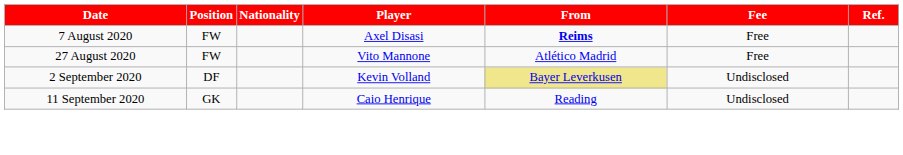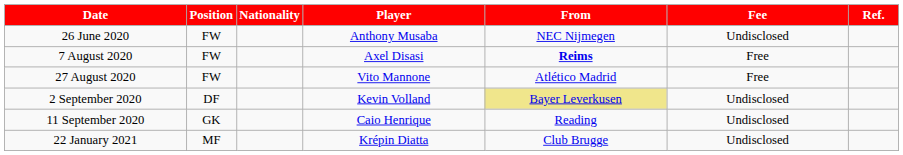+ row: (95, 36)
+ row: (95, 140)
